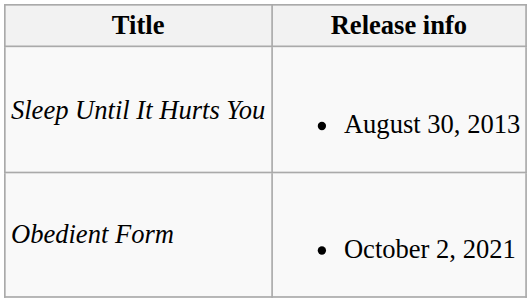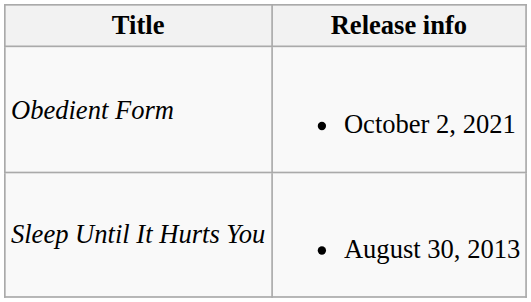rows swapped: (138, 109) <-> (92, 234)
